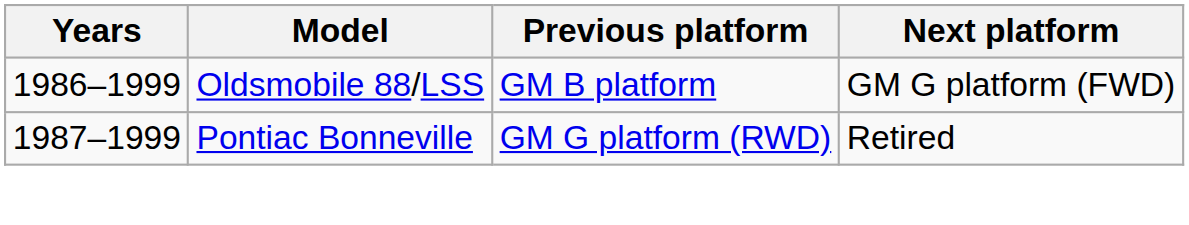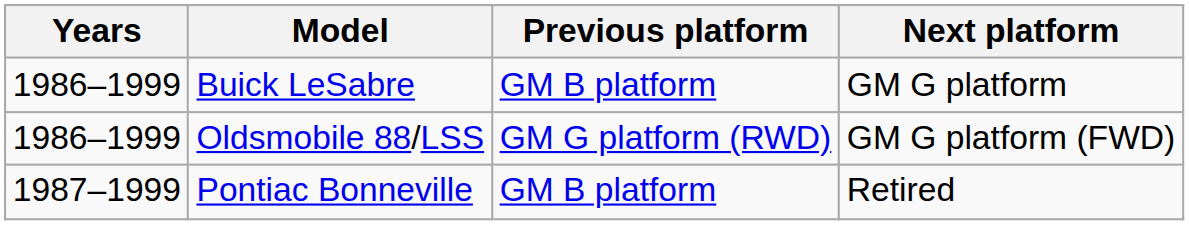+ row: (306, 84)
(608, 84) GM B platform -> (665, 137) GM G platform (RWD)
(665, 137) GM G platform (RWD) -> (608, 191) GM B platform
